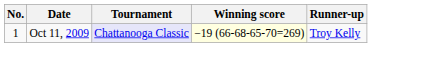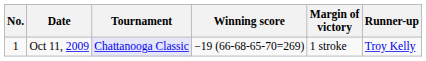+ column: (335, 21)
(249, 33) lightyellow background -> (249, 46) no background
